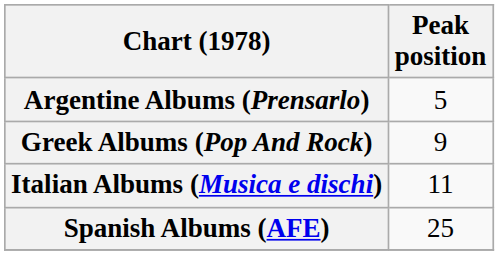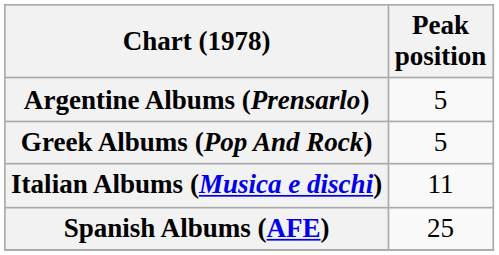(440, 142) 9 -> (440, 142) 5
